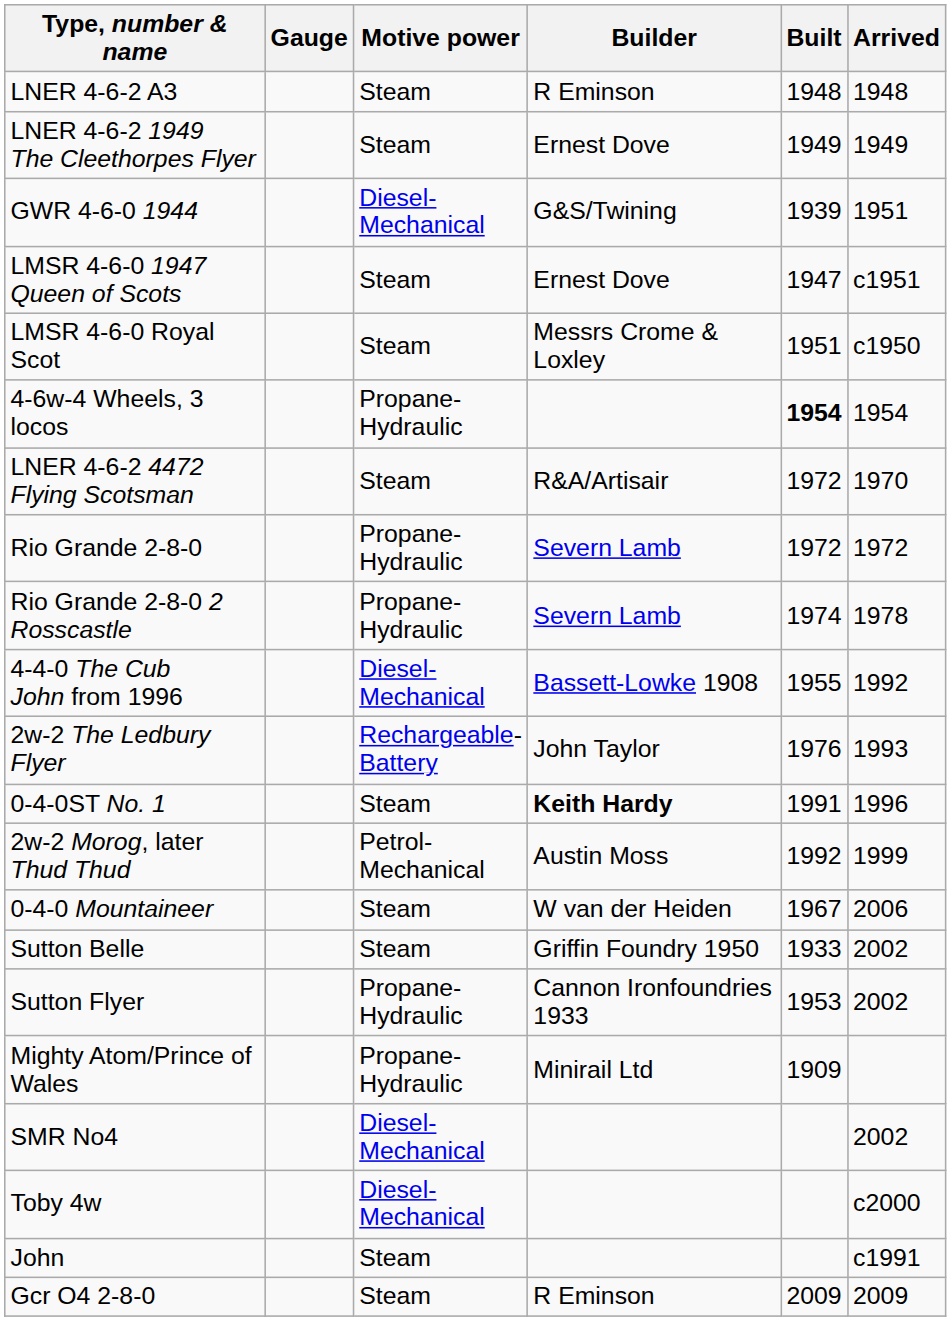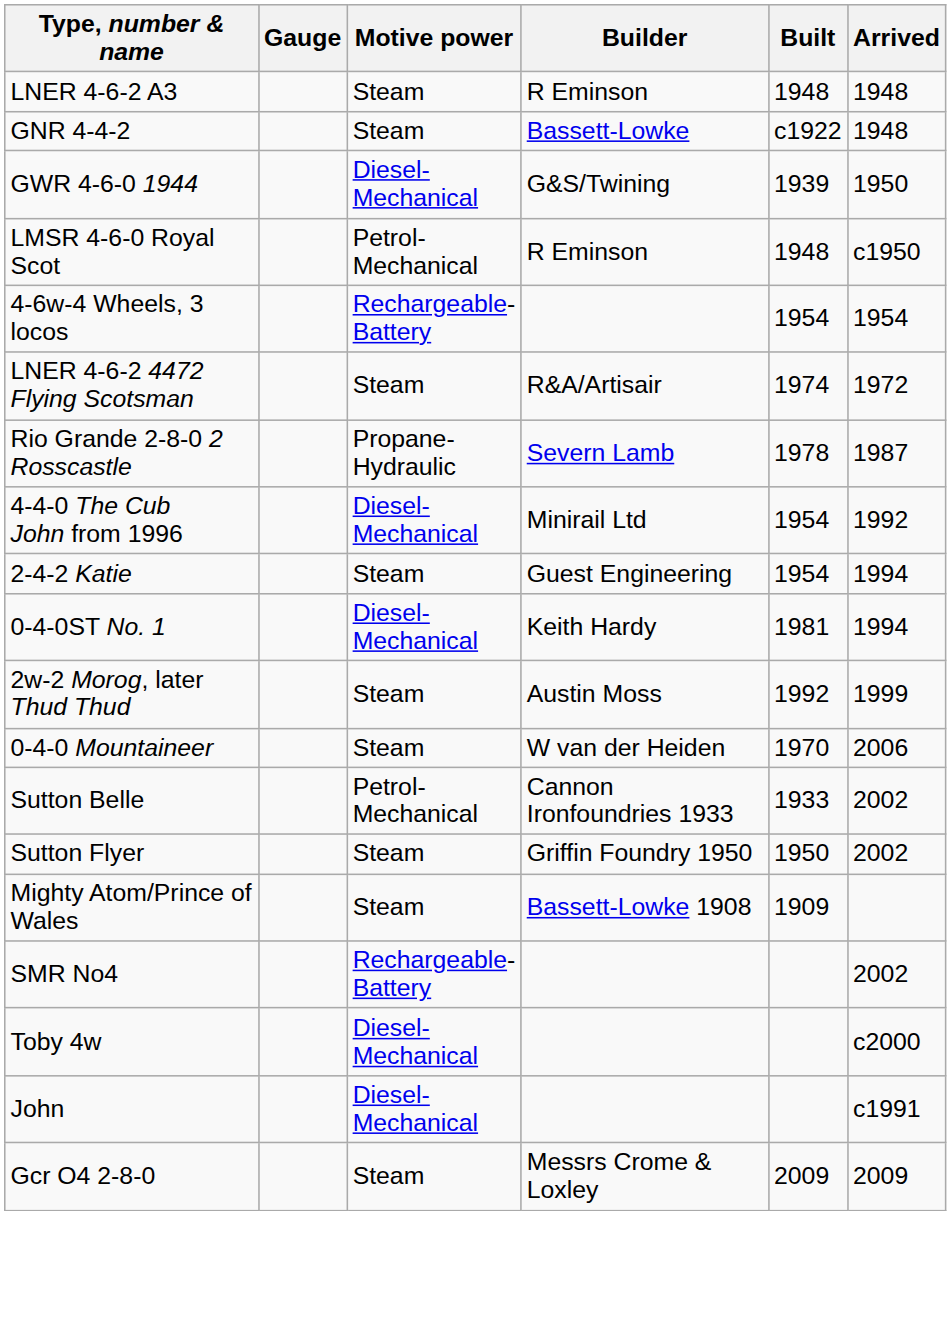+ row: (70, 130)
- row: (133, 144)
(881, 211) 1951 -> (881, 184) 1950
- row: (108, 279)
(395, 346) Steam -> (415, 251) Petrol- Mechanical
(626, 346) Messrs Crome & Loxley -> (587, 251) R Eminson
(814, 346) 1951 -> (802, 251) 1948
(411, 413) Propane- Hydraulic -> (434, 318) Rechargeable- Battery
(814, 413) bold -> (802, 318) normal
(814, 480) 1972 -> (802, 385) 1974
(881, 480) 1970 -> (881, 385) 1972
- row: (106, 548)
(814, 615) 1974 -> (802, 452) 1978
(881, 615) 1978 -> (881, 452) 1987
(646, 682) Bassett-Lowke 1908 -> (587, 520) Minirail Ltd
(814, 682) 1955 -> (802, 520) 1954
- row: (110, 749)
+ row: (71, 573)
(395, 803) Steam -> (415, 626) Diesel- Mechanical
(603, 803) bold -> (592, 626) normal
(814, 803) 1991 -> (802, 626) 1981
(881, 803) 1996 -> (881, 626) 1994
(422, 856) Petrol- Mechanical -> (388, 693) Steam
(814, 909) 1967 -> (802, 747) 1970
(395, 948) Steam -> (415, 800) Petrol- Mechanical
(646, 948) Griffin Foundry 1950 -> (630, 800) Cannon Ironfoundries 1933
(411, 1002) Propane- Hydraulic -> (388, 853) Steam
(653, 1002) Cannon Ironfoundries 1933 -> (640, 853) Griffin Foundry 1950
(814, 1002) 1953 -> (802, 853) 1950
(411, 1069) Propane- Hydraulic -> (388, 907) Steam
(593, 1069) Minirail Ltd -> (639, 907) Bassett-Lowke 1908
(422, 1136) Diesel- Mechanical -> (434, 974) Rechargeable- Battery
(395, 1257) Steam -> (415, 1108) Diesel- Mechanical
(594, 1296) R Eminson -> (619, 1176) Messrs Crome & Loxley
